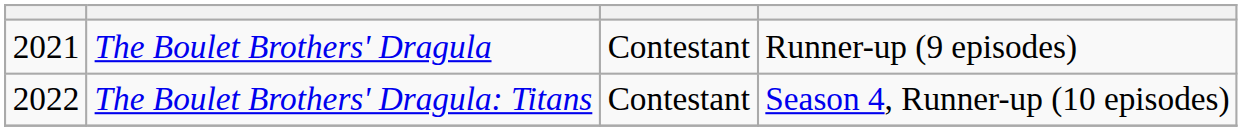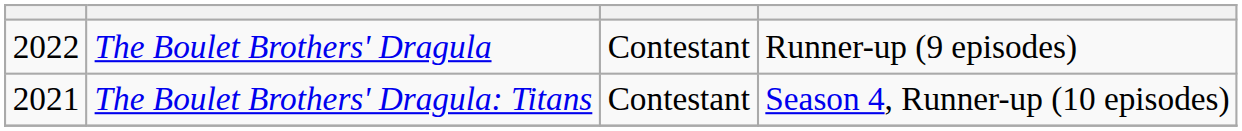(46, 46) 2021 -> (46, 46) 2022
(46, 99) 2022 -> (46, 99) 2021
